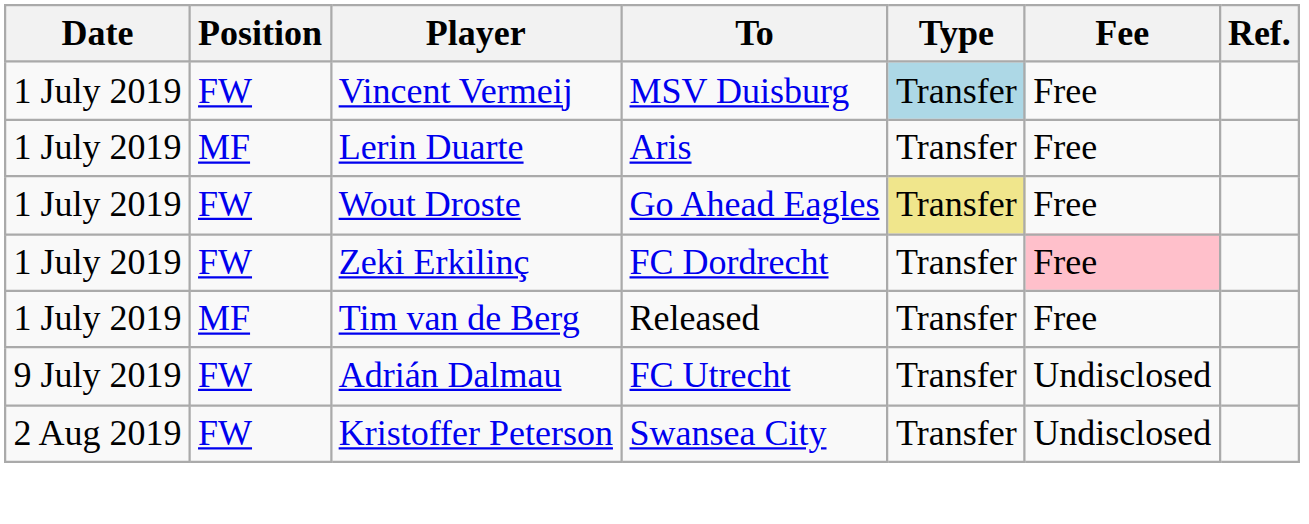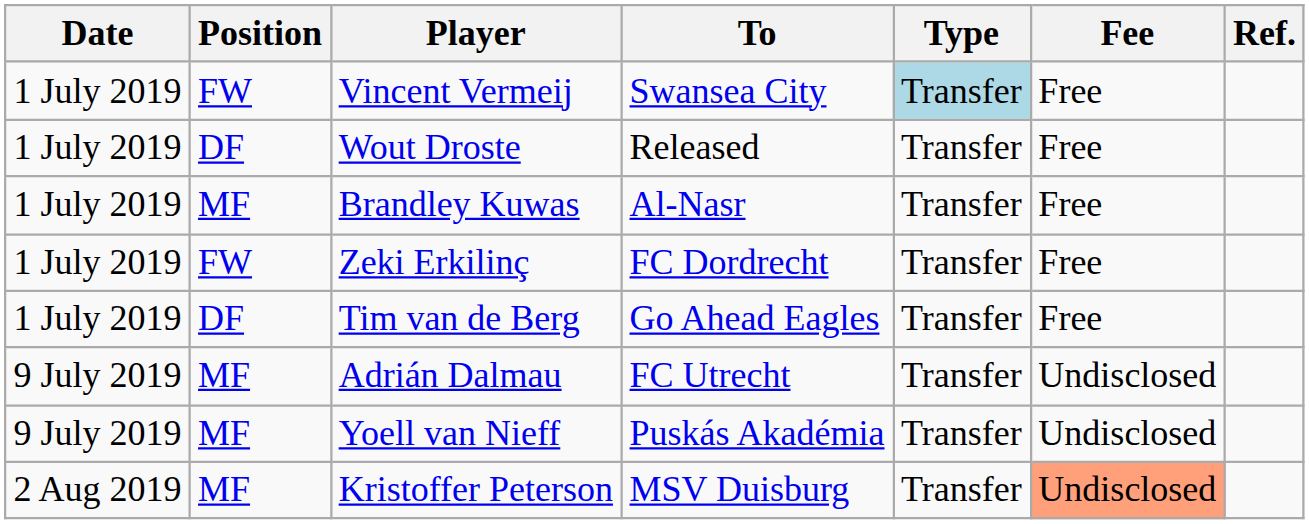(739, 90) MSV Duisburg -> (728, 90) Swansea City
- row: (431, 147)
(225, 204) FW -> (221, 147) DF
(754, 204) Go Ahead Eagles -> (695, 147) Released
(956, 204) khaki background -> (961, 147) no background
+ row: (459, 204)
(1065, 261) pink background -> (1070, 261) no background
(224, 318) MF -> (221, 318) DF
(695, 318) Released -> (754, 318) Go Ahead Eagles
(225, 375) FW -> (224, 375) MF
+ row: (449, 432)
(225, 432) FW -> (224, 489) MF
(728, 432) Swansea City -> (739, 489) MSV Duisburg
(1122, 432) no background -> (1127, 489) lightsalmon background
